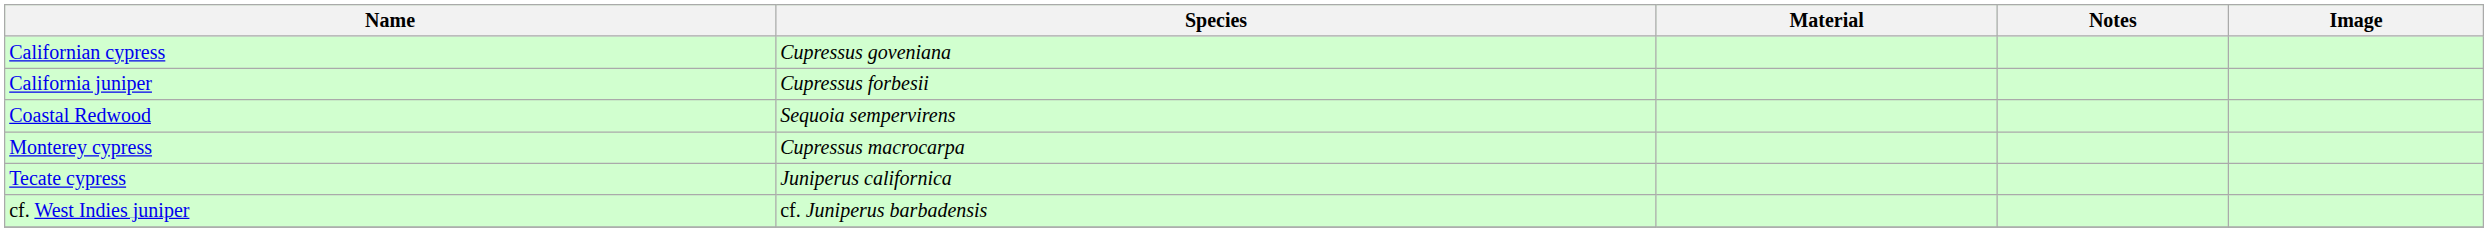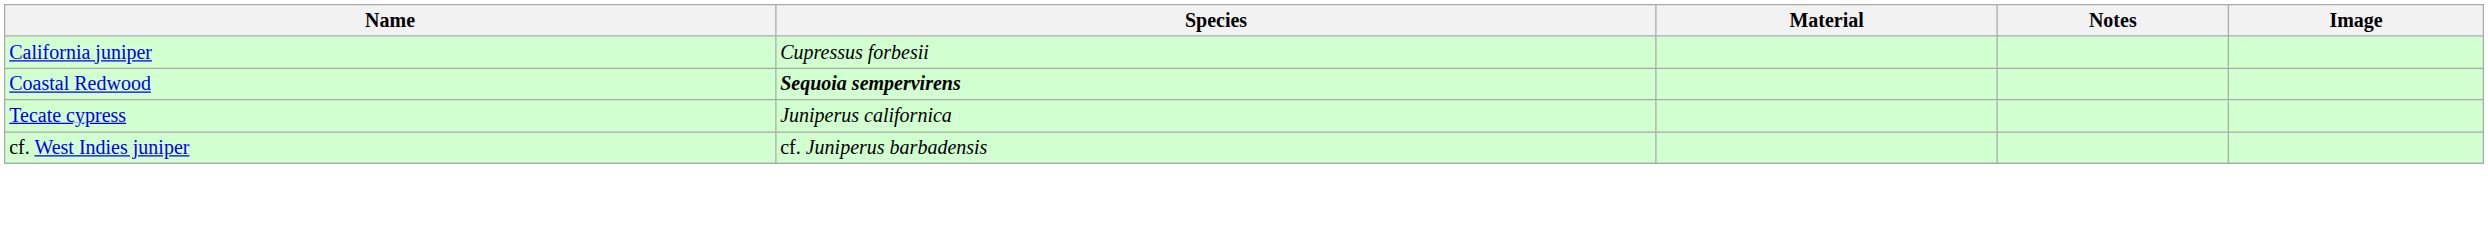- row: (87, 52)
(868, 115) normal -> (870, 83) bold
- row: (81, 147)
